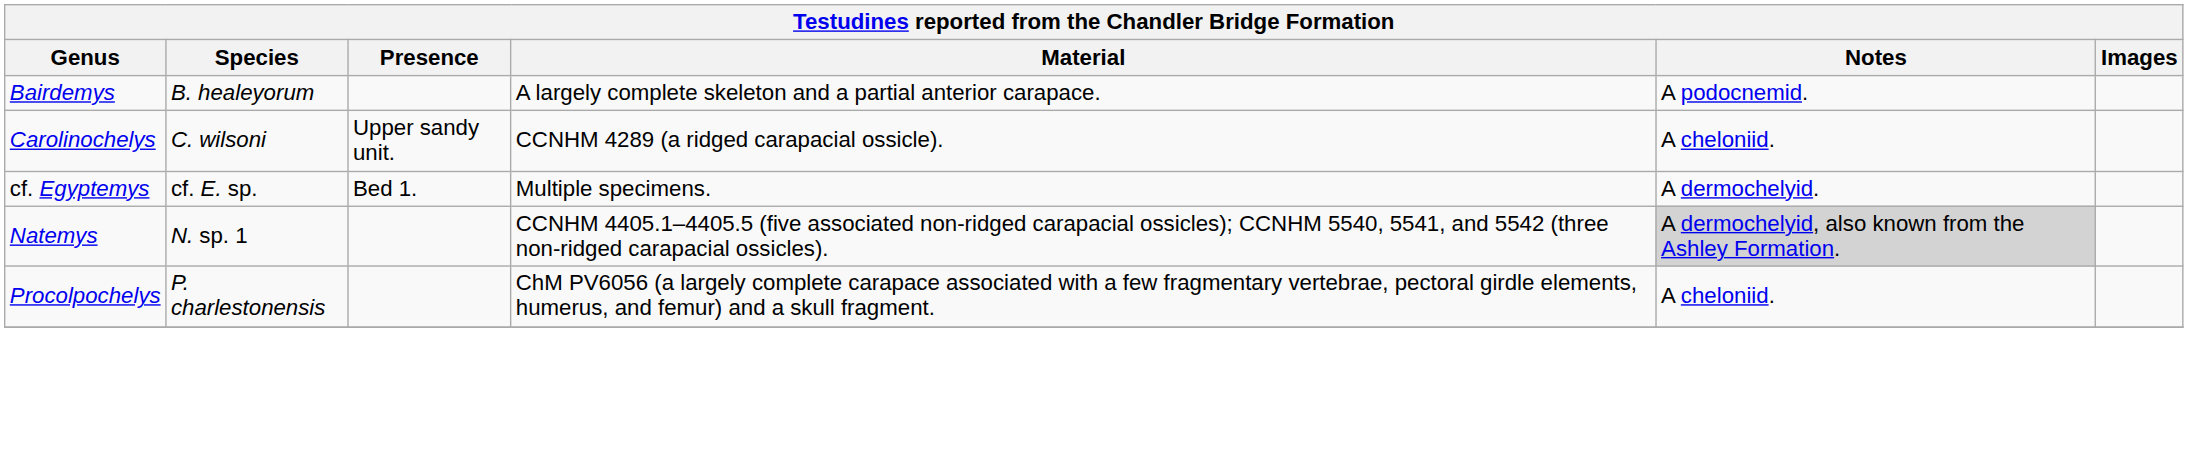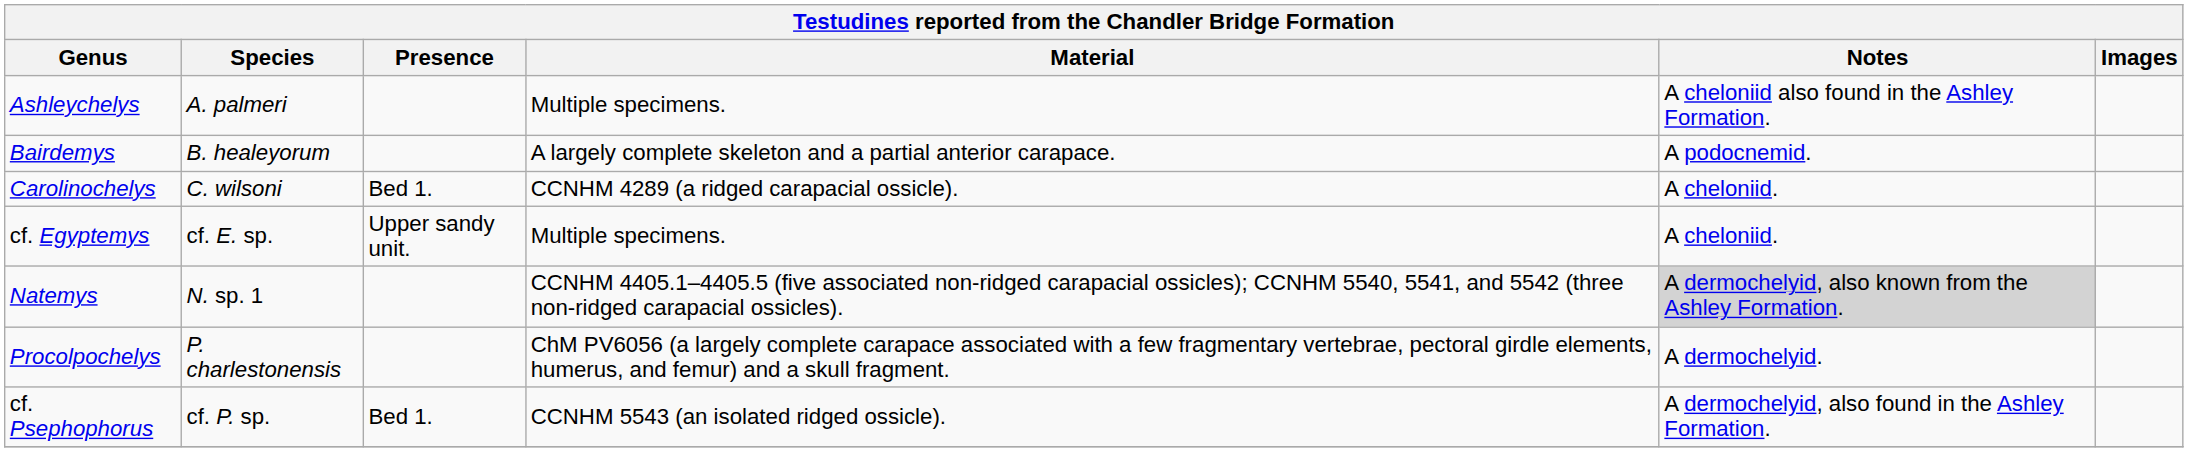+ row: (75, 105)
(416, 140) Upper sandy unit. -> (401, 188) Bed 1.
(385, 188) Bed 1. -> (432, 236) Upper sandy unit.
(1740, 188) A dermochelyid. -> (1721, 236) A cheloniid.
(1718, 296) A cheloniid. -> (1743, 356) A dermochelyid.
+ row: (82, 416)
